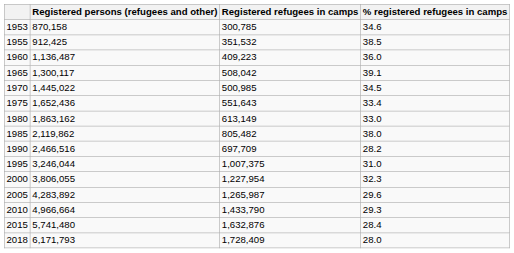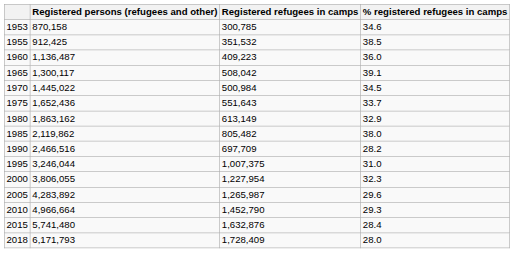(239, 88) 500,985 -> (239, 88) 500,984
(372, 103) 33.4 -> (372, 103) 33.7
(372, 118) 33.0 -> (372, 118) 32.9
(243, 210) 1,433,790 -> (243, 210) 1,452,790
